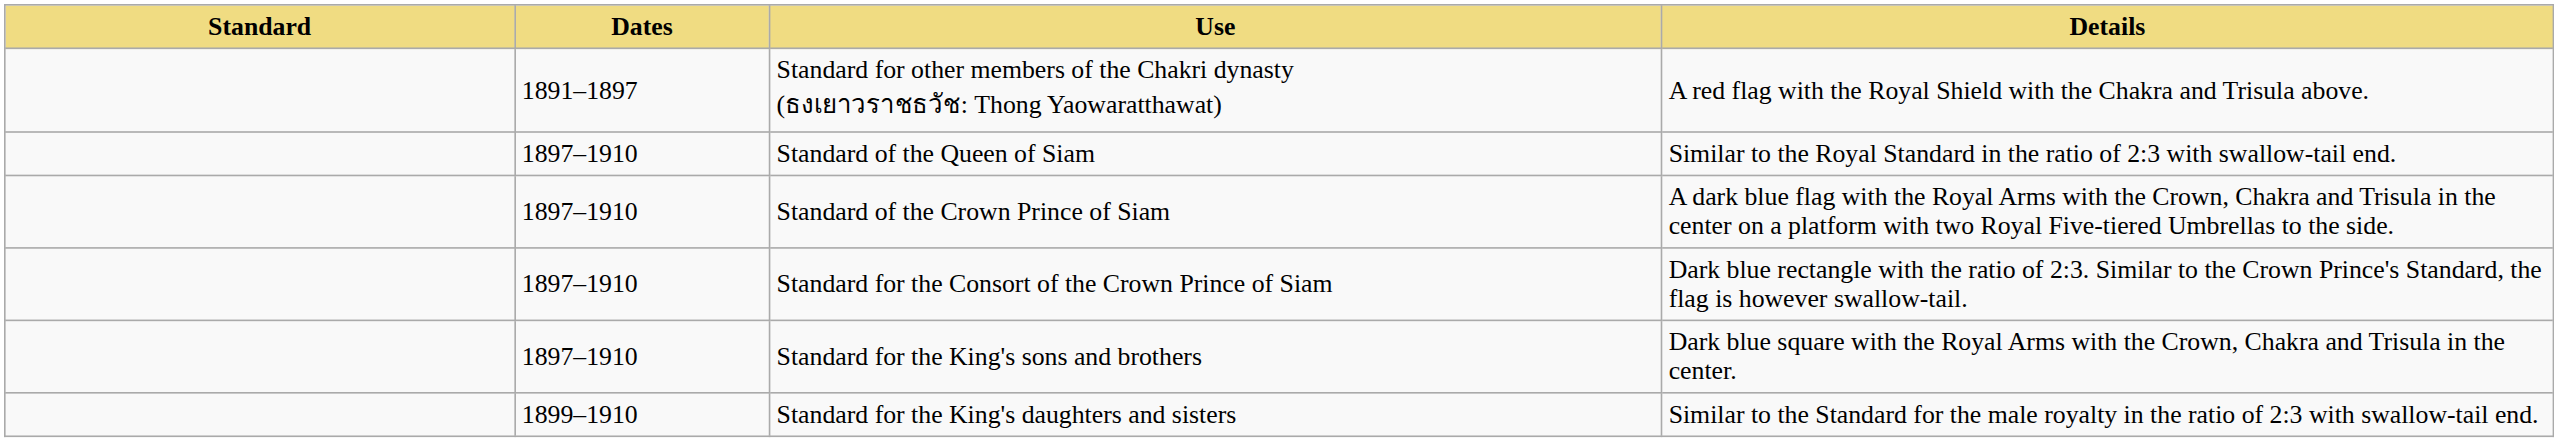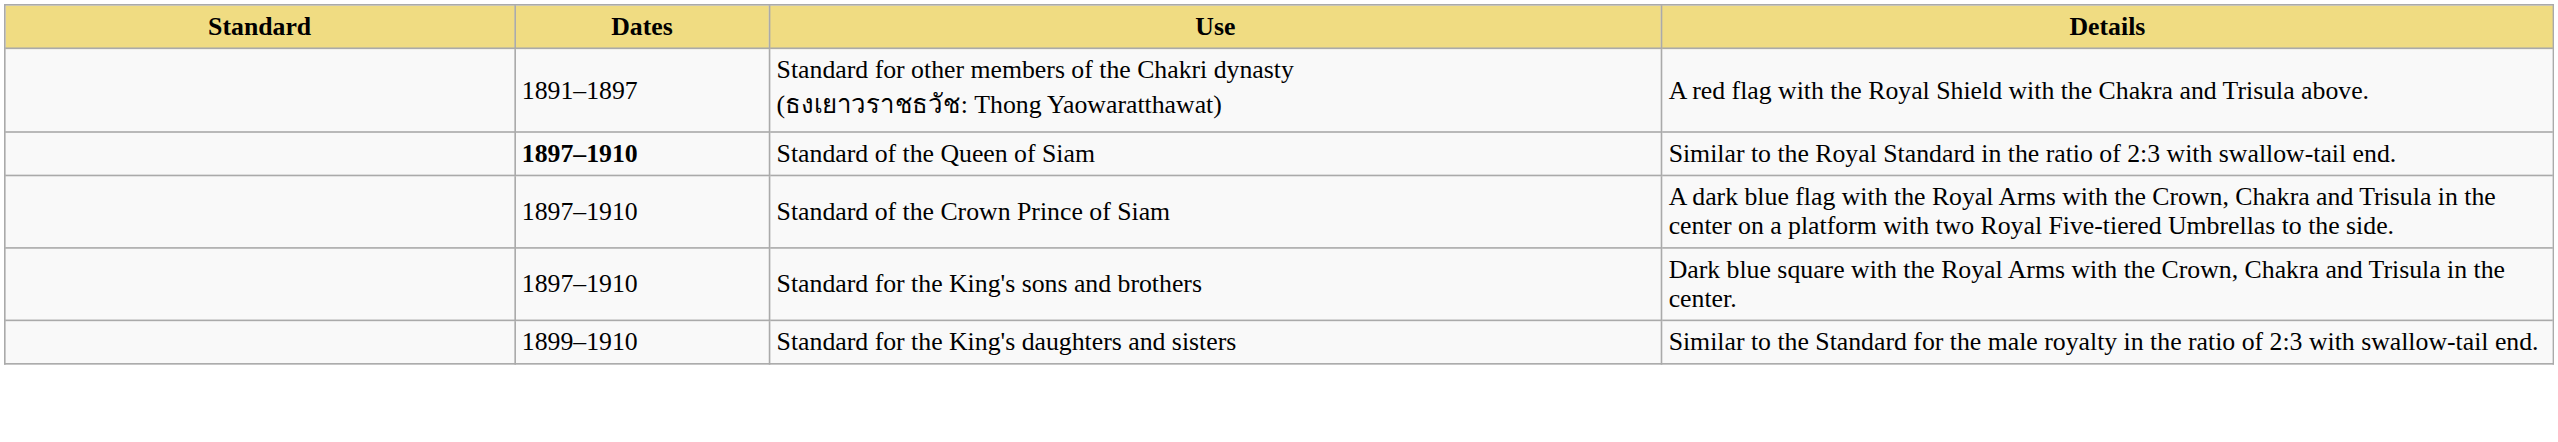(580, 153) normal -> (580, 153) bold
- row: (1055, 283)
